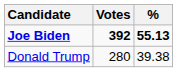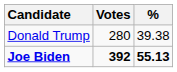rows swapped: (39, 35) <-> (49, 56)
